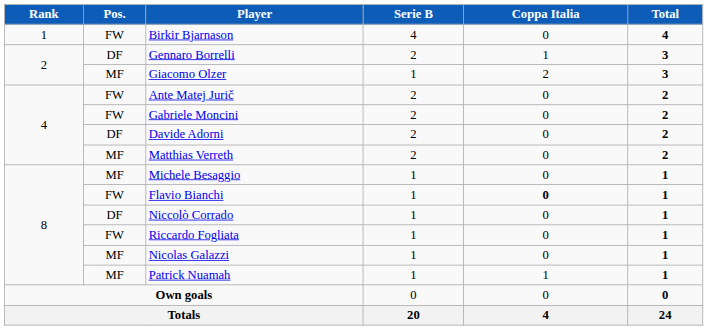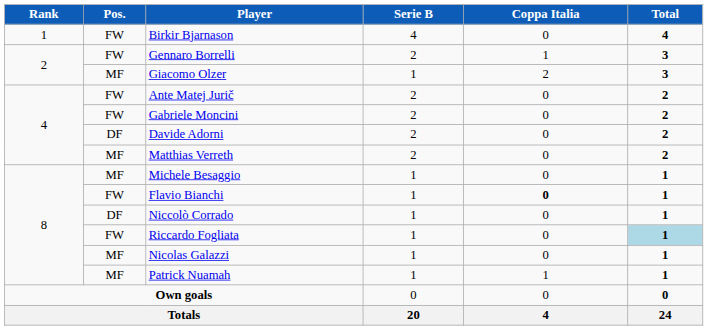(115, 54) DF -> (115, 54) FW
(665, 235) no background -> (665, 235) lightblue background
